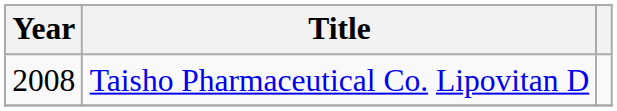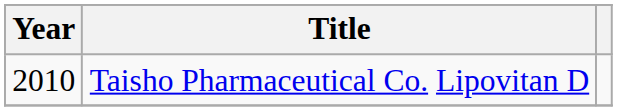(44, 79) 2008 -> (44, 79) 2010
